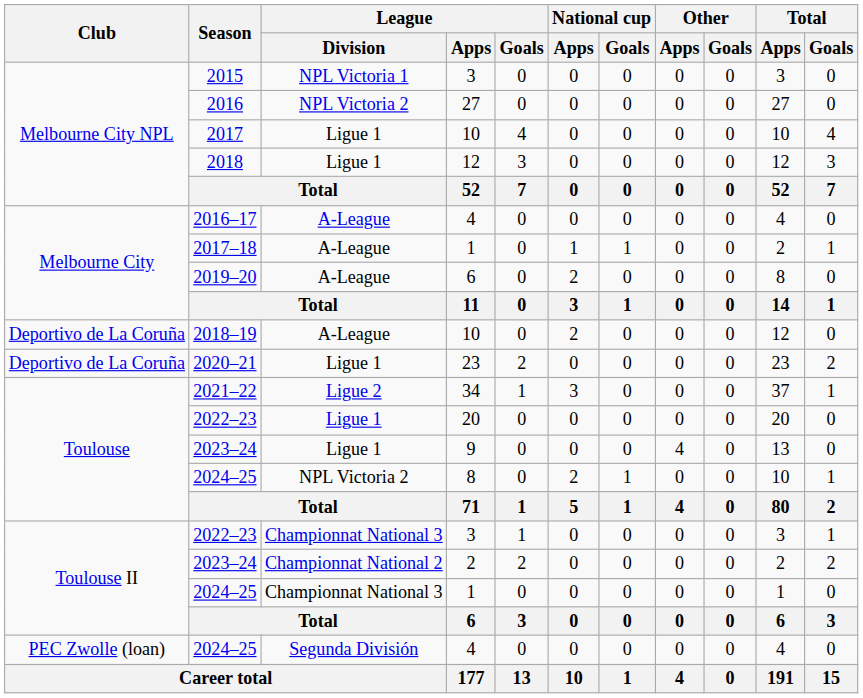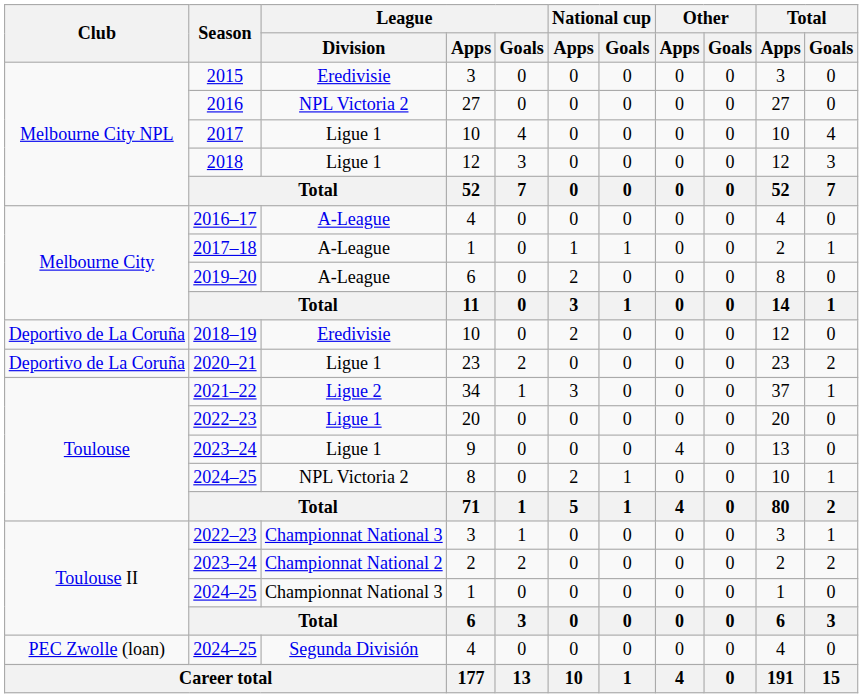(354, 76) NPL Victoria 1 -> (354, 76) Eredivisie
(354, 334) A-League -> (354, 334) Eredivisie
